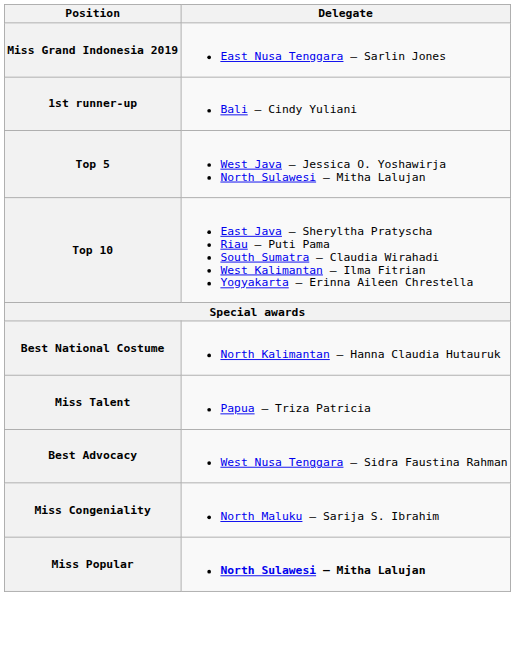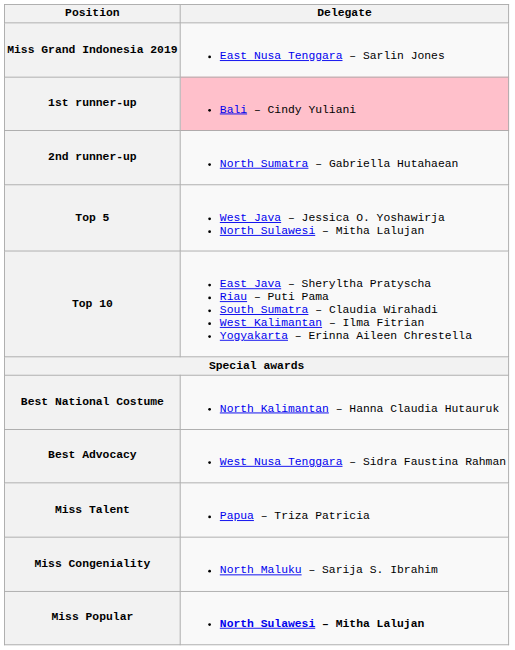(346, 110) no background -> (345, 110) pink background
+ row: (92, 158)
rows swapped: (93, 456) <-> (93, 403)
